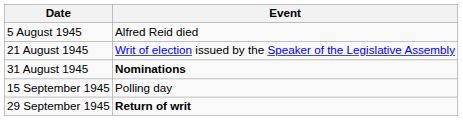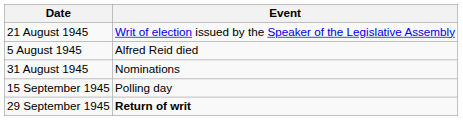rows swapped: (44, 32) <-> (48, 50)
(150, 69) bold -> (148, 69) normal
